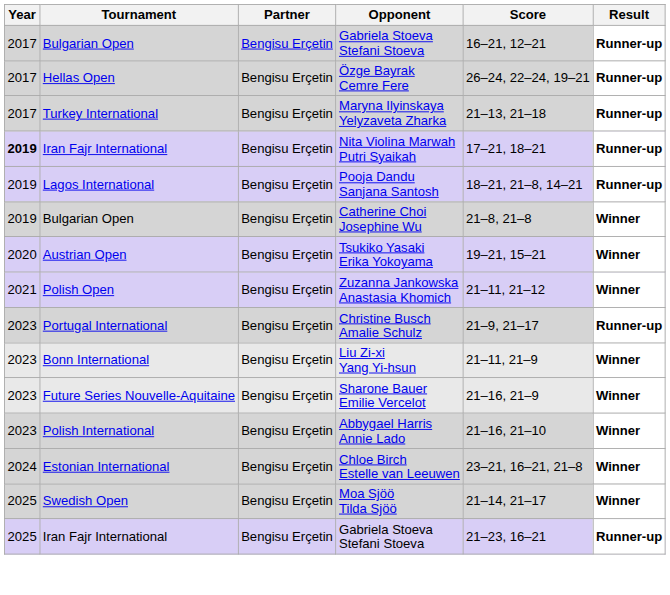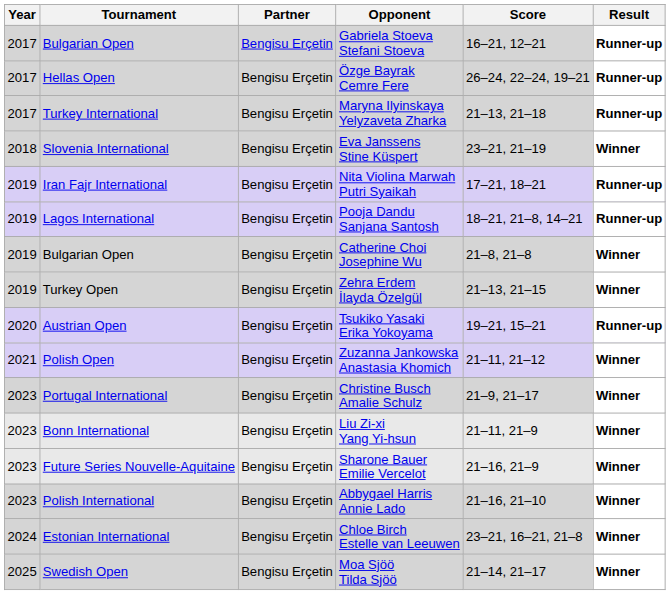+ row: (106, 149)
(22, 149) bold -> (22, 184) normal
+ row: (80, 290)
(618, 255) Winner -> (629, 325) Runner-up
(629, 325) Runner-up -> (618, 396) Winner
- row: (105, 537)
